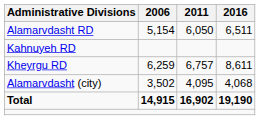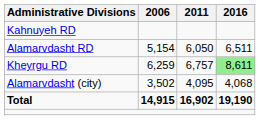rows swapped: (50, 30) <-> (41, 48)
(239, 65) no background -> (239, 65) lightgreen background
